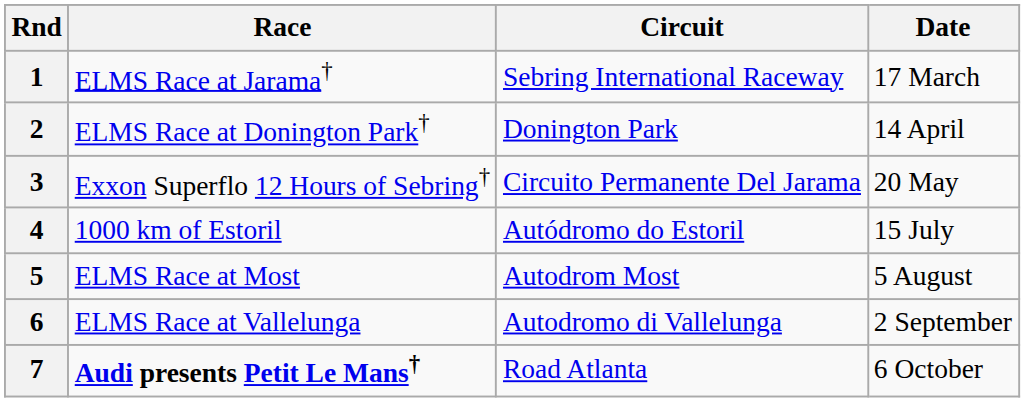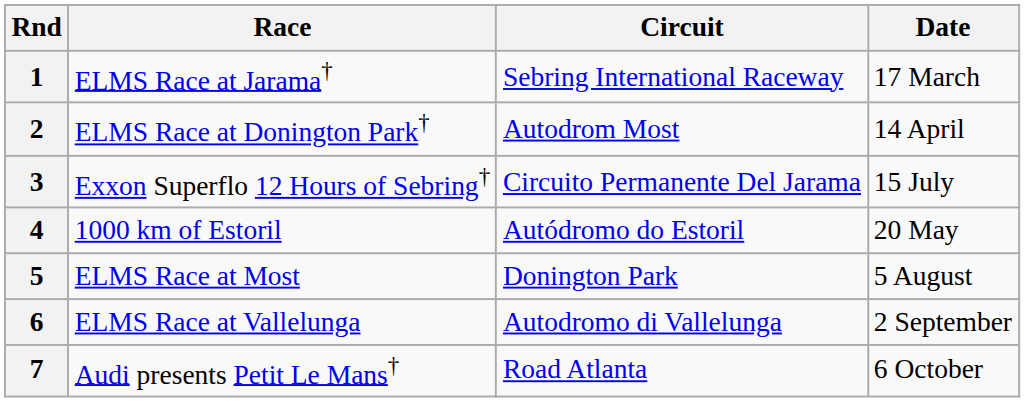(590, 129) Donington Park -> (591, 129) Autodrom Most
(916, 181) 20 May -> (914, 181) 15 July
(914, 230) 15 July -> (916, 230) 20 May
(591, 276) Autodrom Most -> (590, 276) Donington Park
(247, 370) bold -> (237, 370) normal
